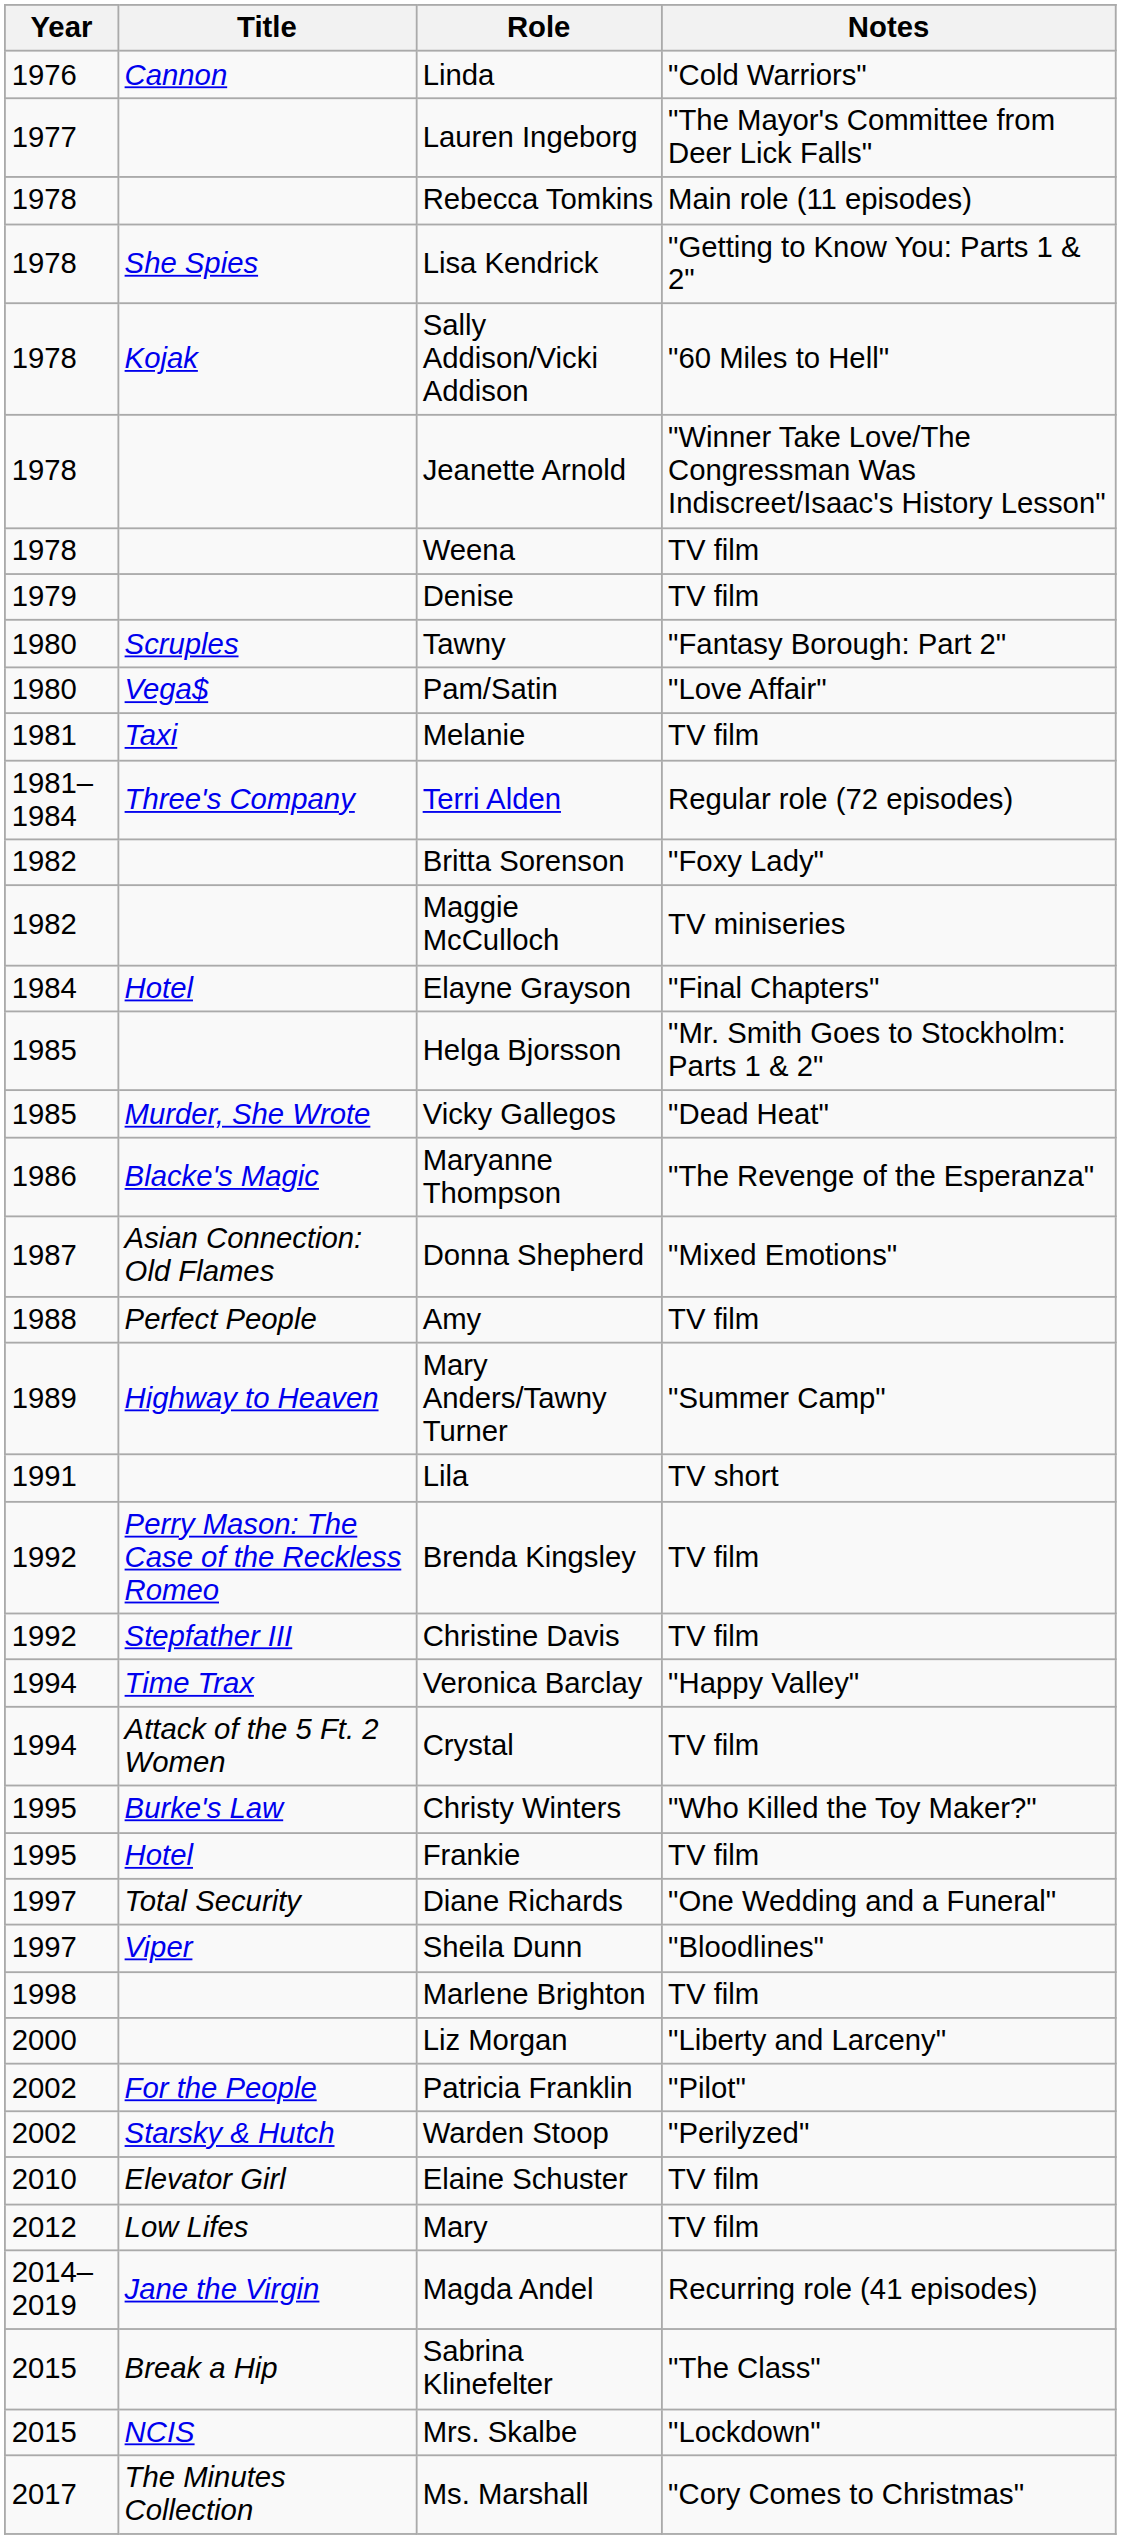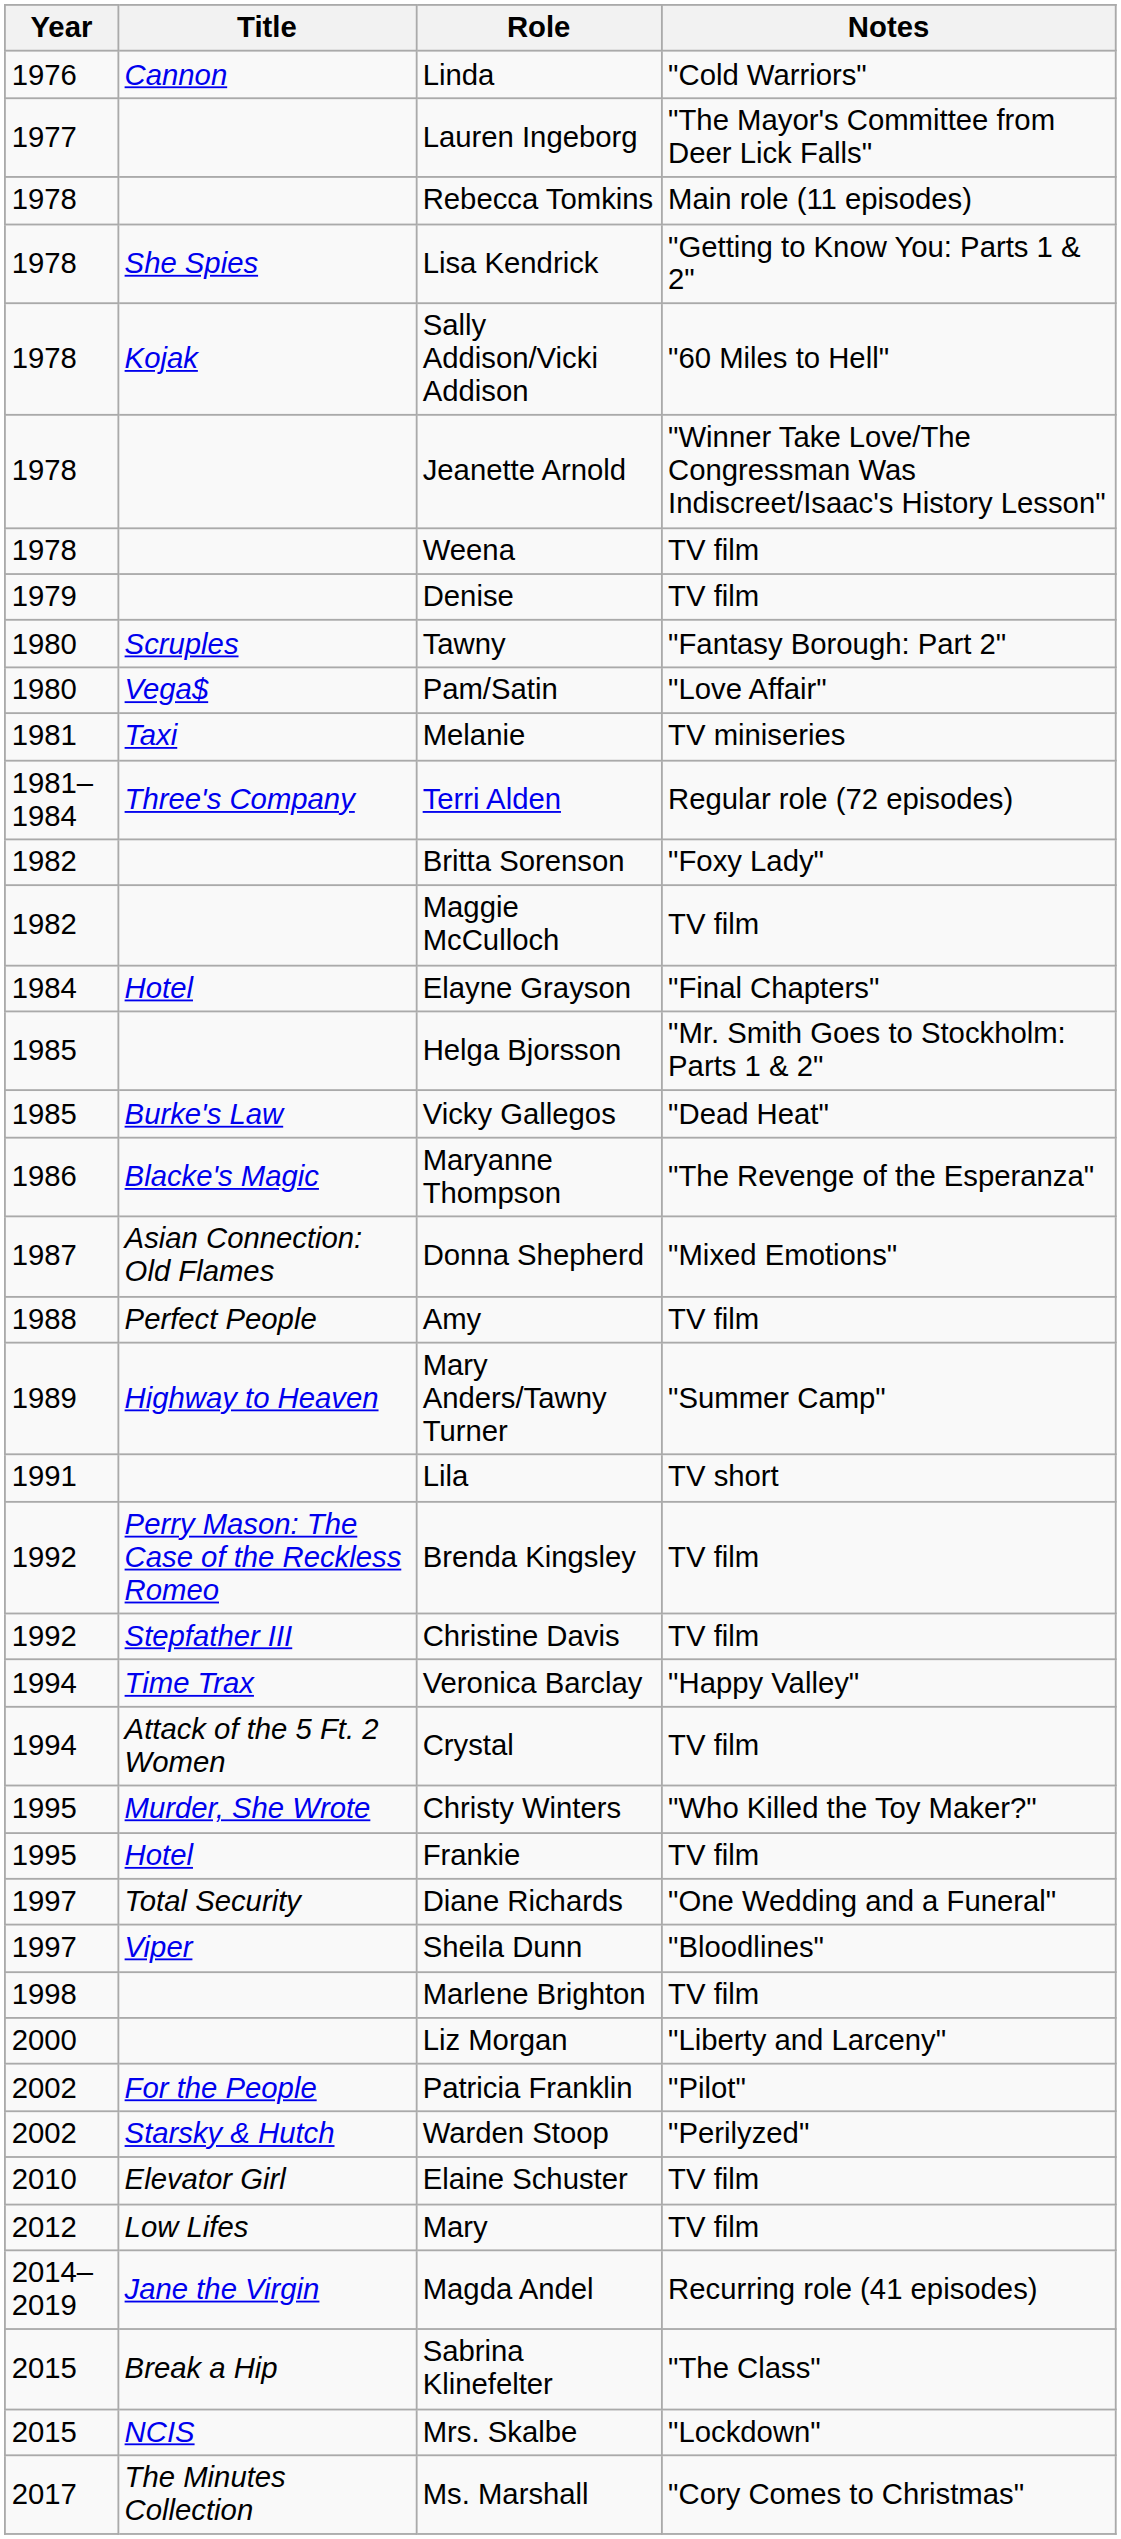(714, 736) TV film -> (757, 736) TV miniseries
(757, 924) TV miniseries -> (714, 924) TV film
(247, 1113) Murder, She Wrote -> (204, 1113) Burke's Law
(204, 1808) Burke's Law -> (247, 1808) Murder, She Wrote
